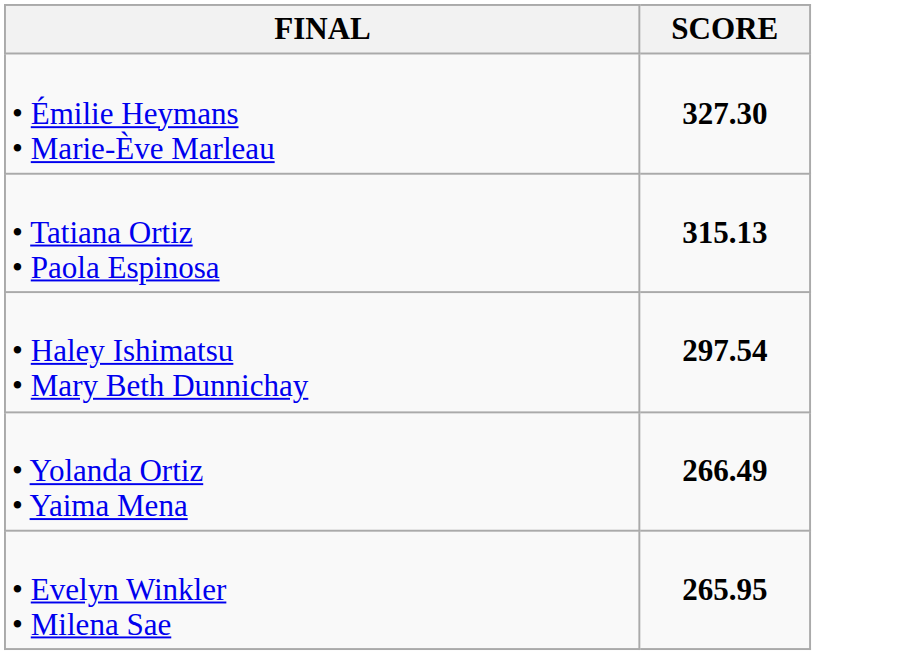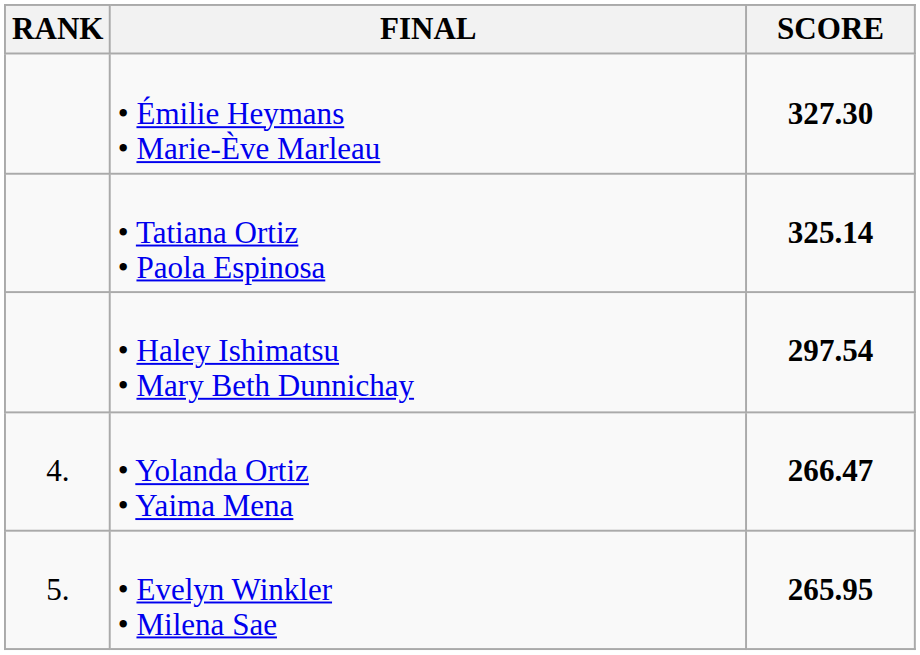+ column: (58, 29)
(725, 232) 315.13 -> (831, 232) 325.14
(725, 470) 266.49 -> (831, 470) 266.47
